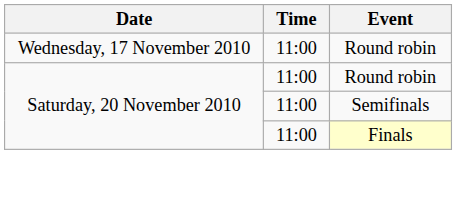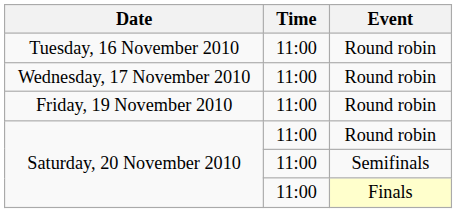+ row: (134, 47)
+ row: (134, 105)
